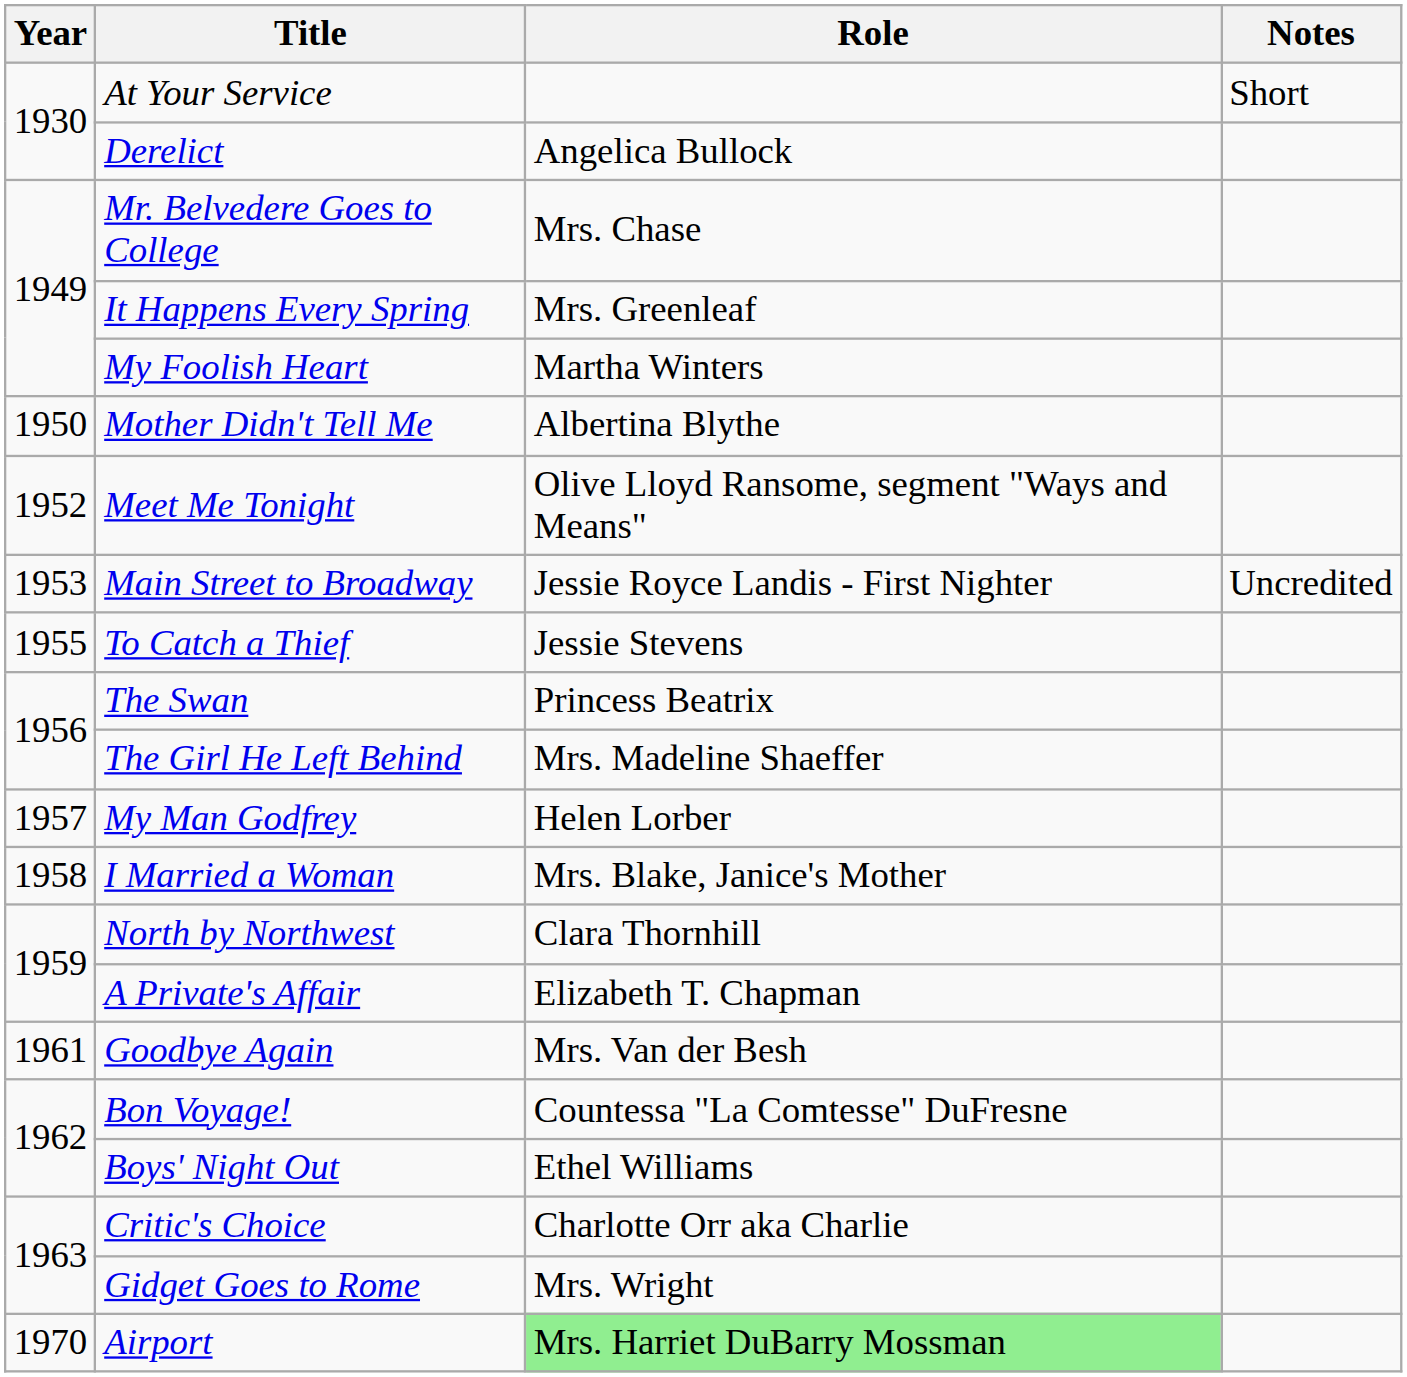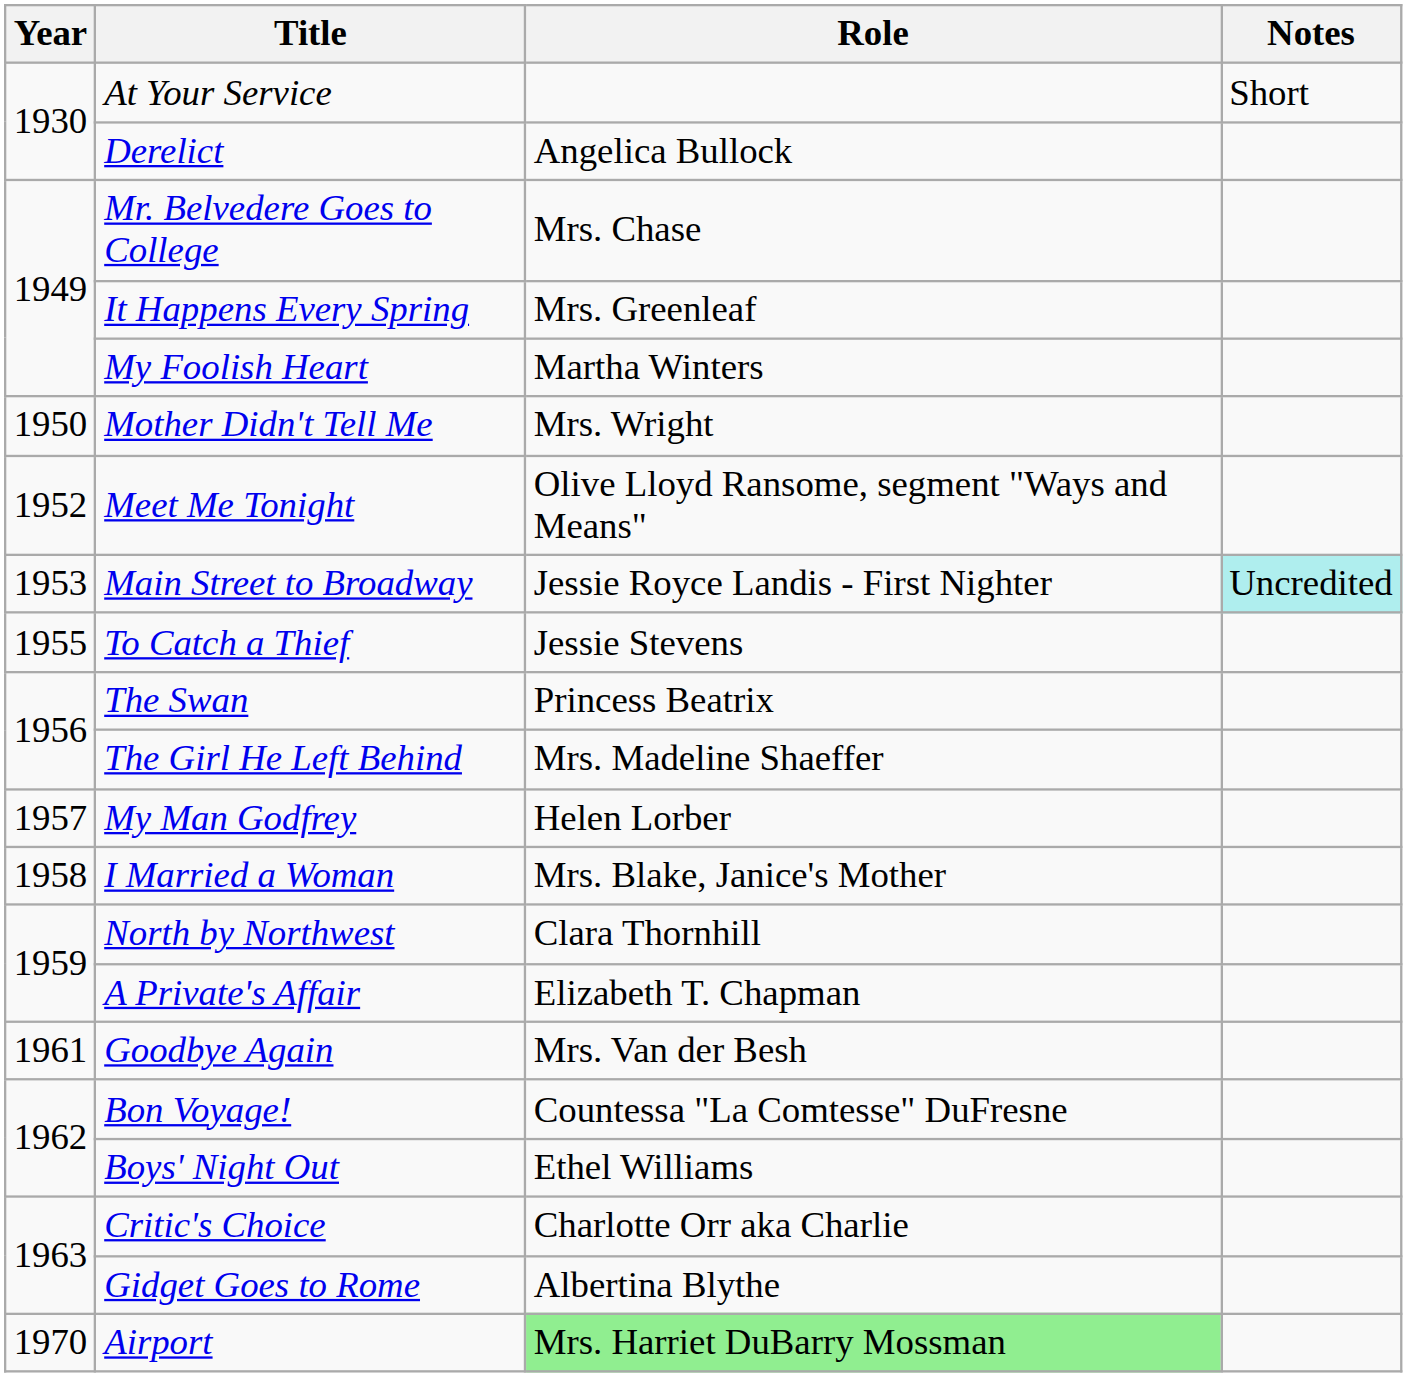(657, 425) Albertina Blythe -> (624, 425) Mrs. Wright
(1311, 583) no background -> (1311, 583) paleturquoise background
(624, 1283) Mrs. Wright -> (657, 1283) Albertina Blythe
